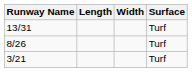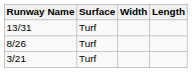columns swapped: (96, 12) <-> (167, 12)
